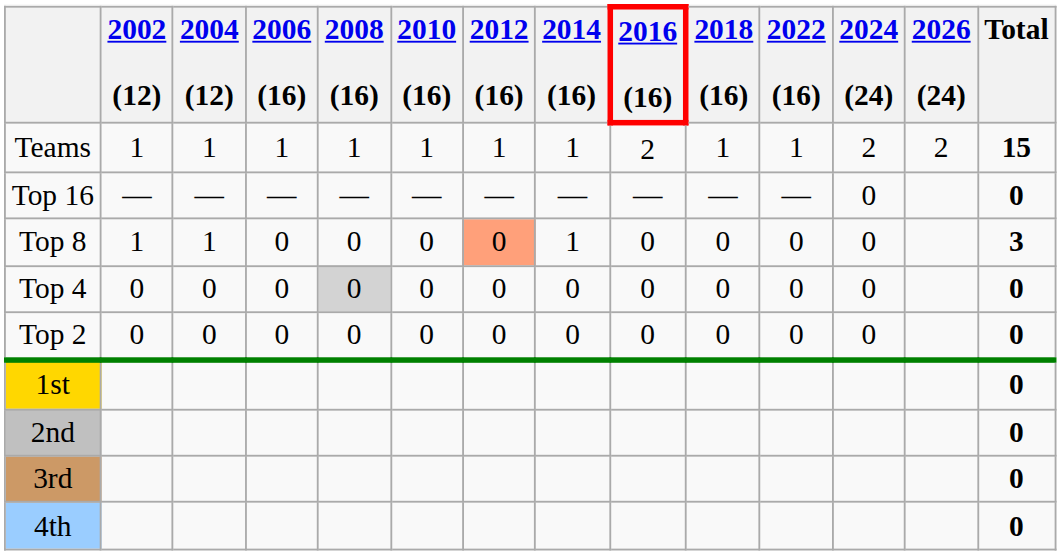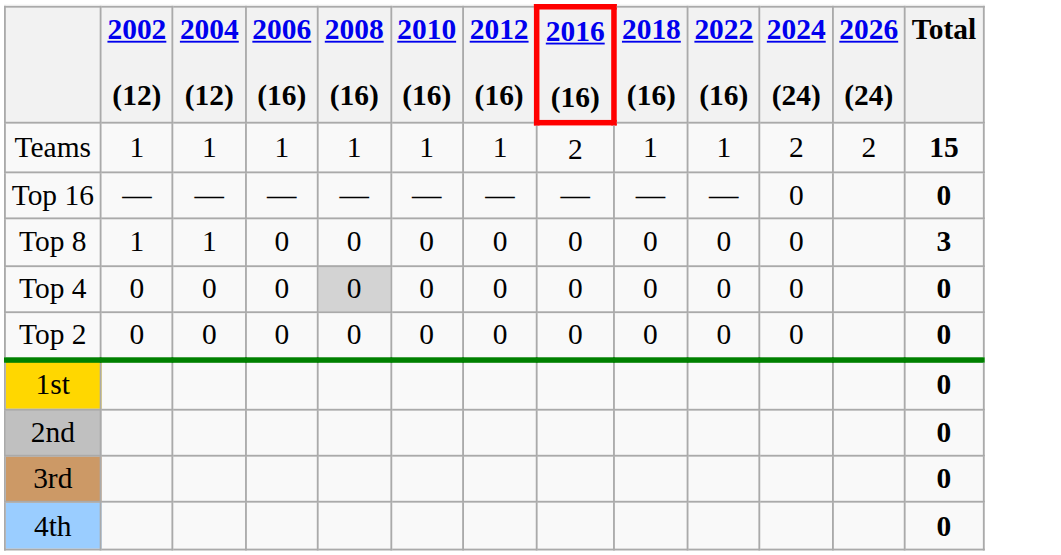- column: (572, 62)
(499, 241) lightsalmon background -> (500, 241) no background
